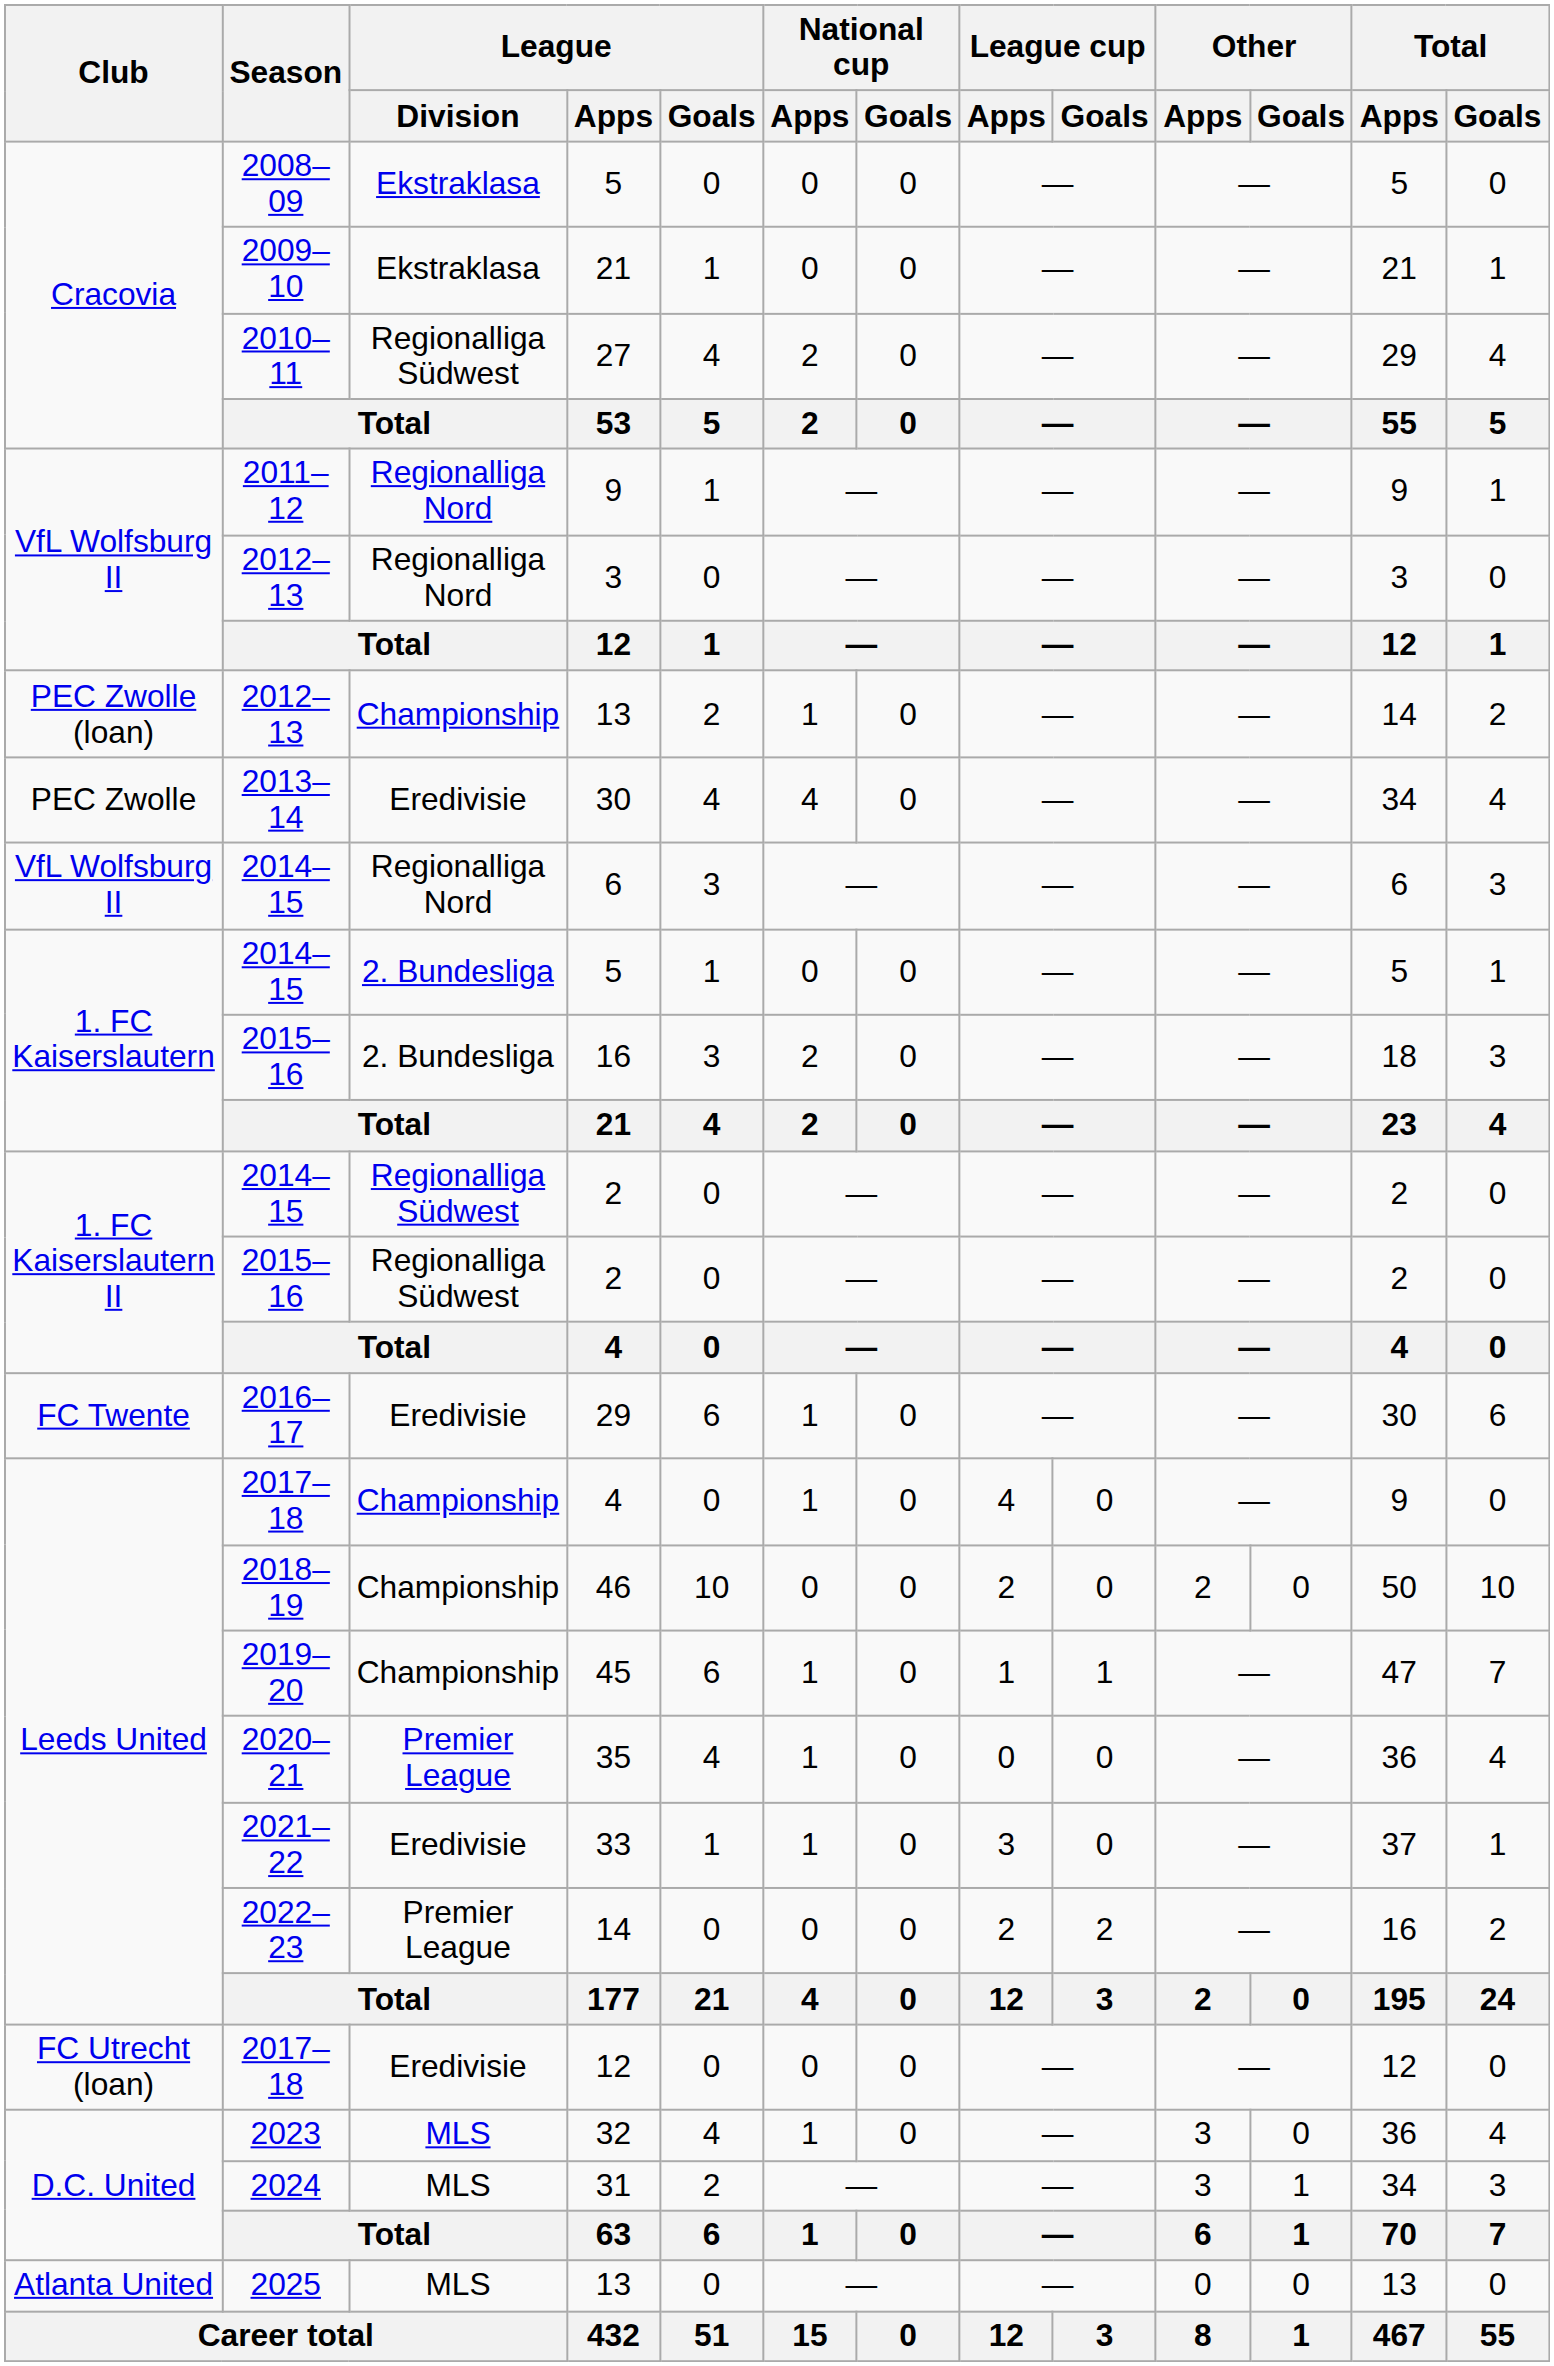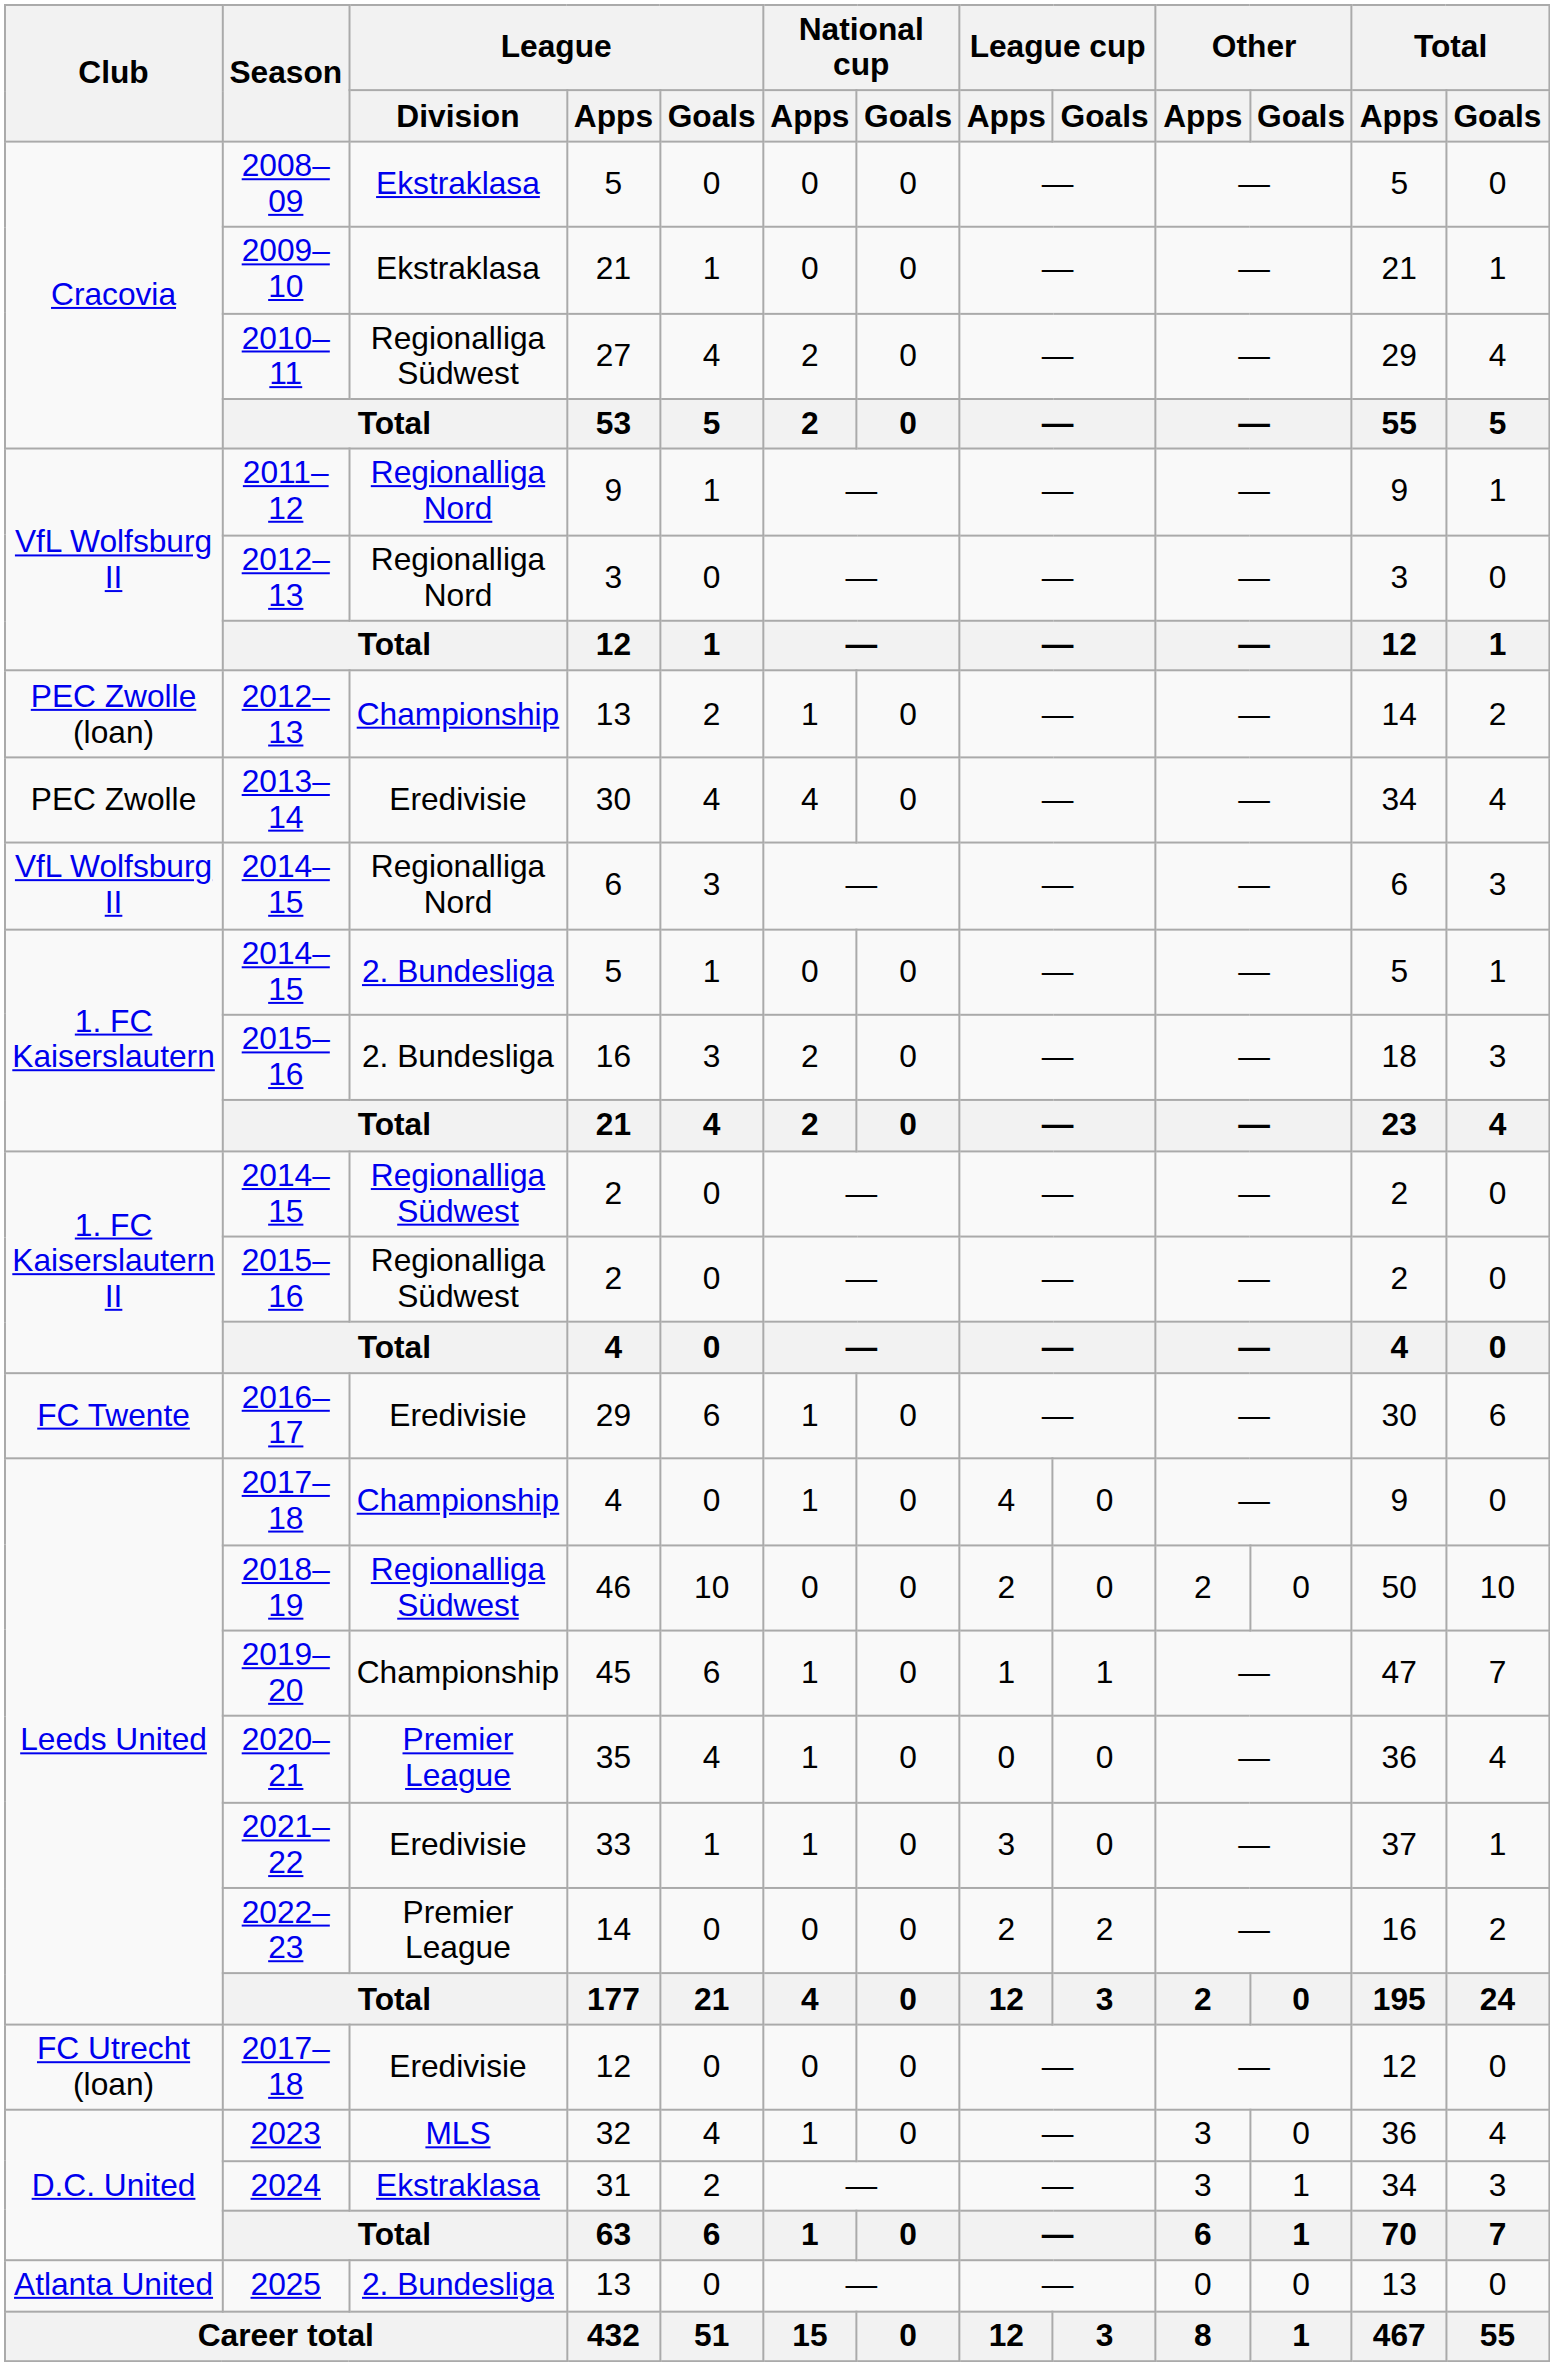(458, 1586) Championship -> (458, 1586) Regionalliga Südwest
(458, 2184) MLS -> (458, 2184) Ekstraklasa
(458, 2285) MLS -> (458, 2285) 2. Bundesliga
